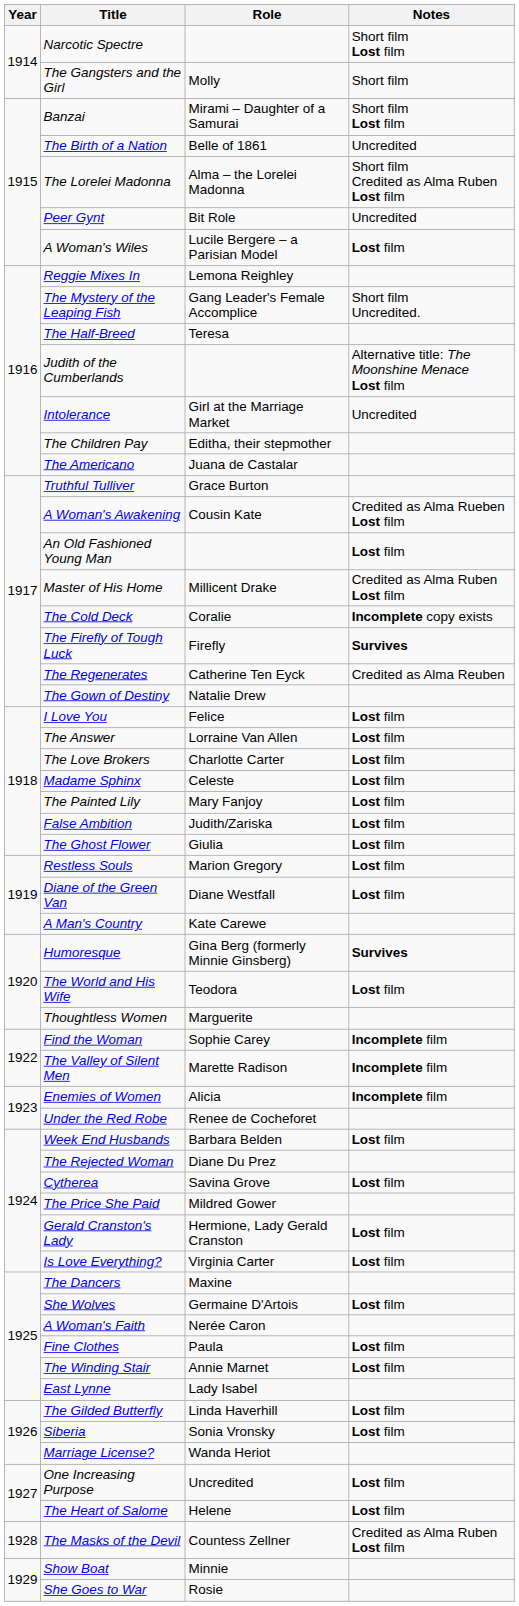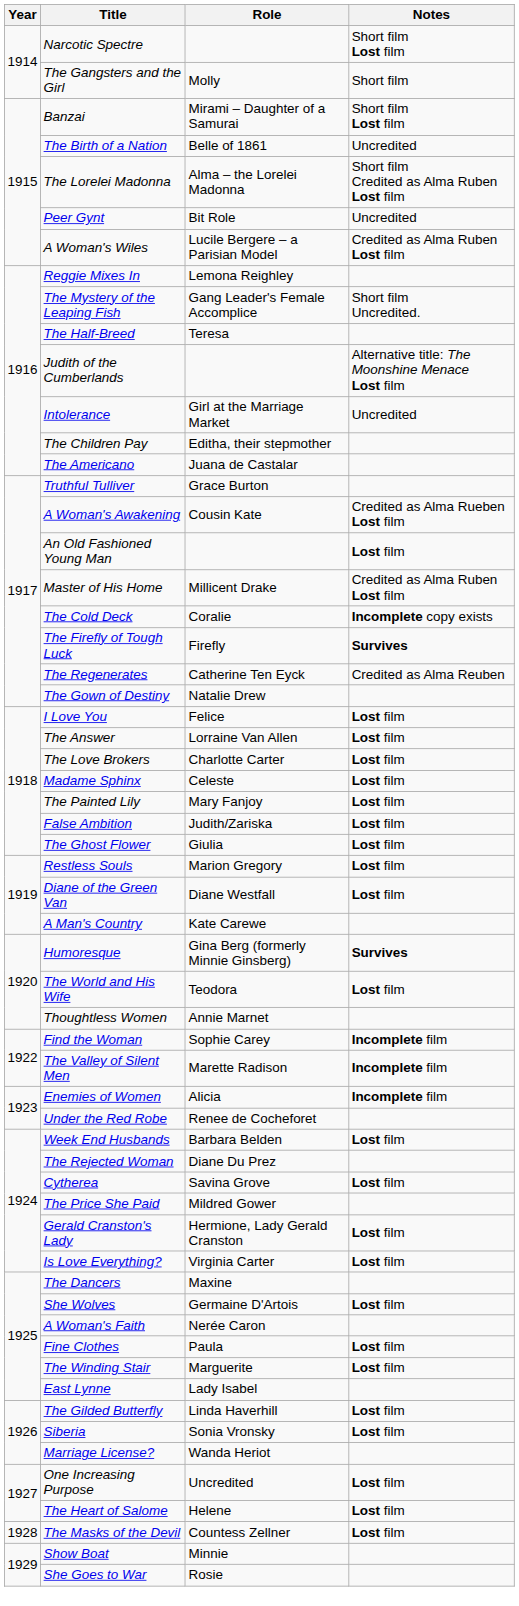(378, 247) Lost film -> (424, 247) Credited as Alma Ruben Lost film
(221, 1018) Marguerite -> (228, 1018) Annie Marnet
(228, 1368) Annie Marnet -> (221, 1368) Marguerite
(424, 1540) Credited as Alma Ruben Lost film -> (378, 1532) Lost film
